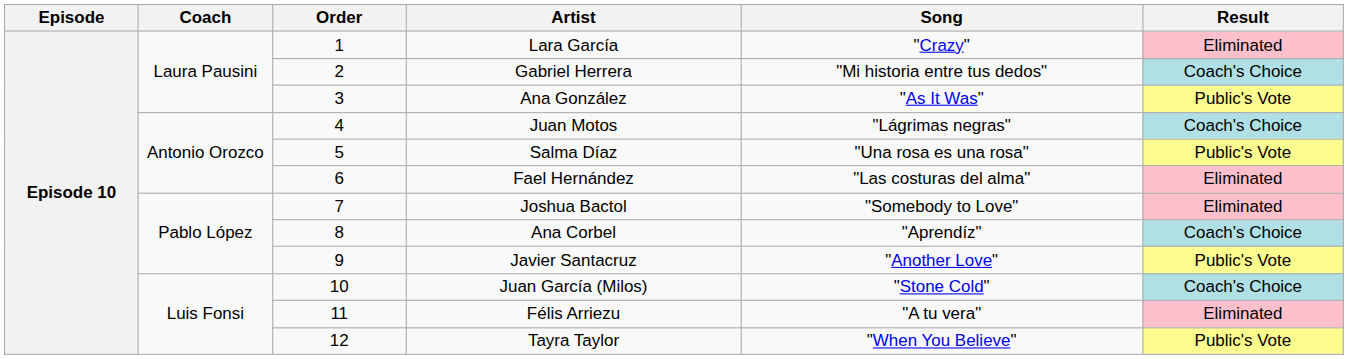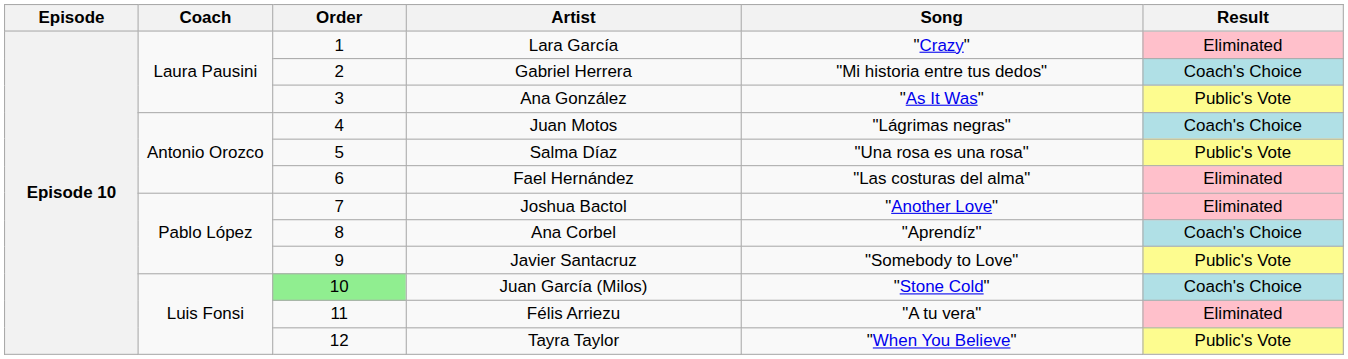(942, 206) "Somebody to Love" -> (942, 206) "Another Love"
(942, 260) "Another Love" -> (942, 260) "Somebody to Love"
(339, 286) no background -> (339, 286) lightgreen background
